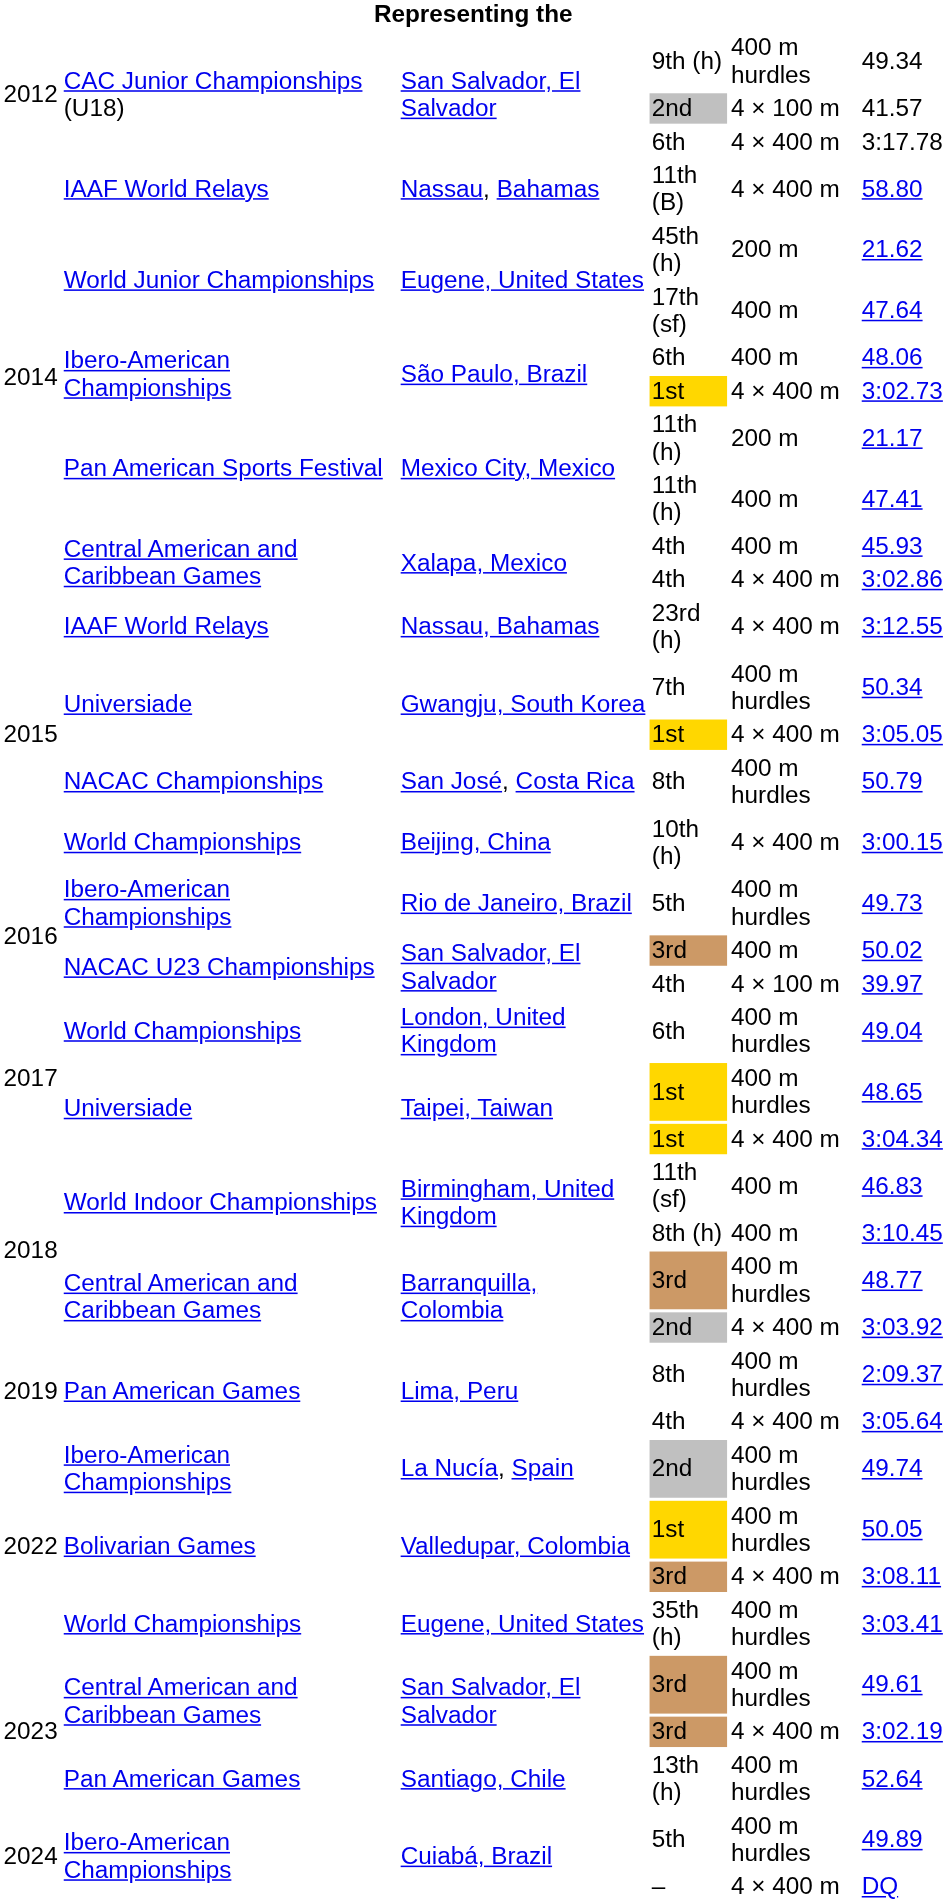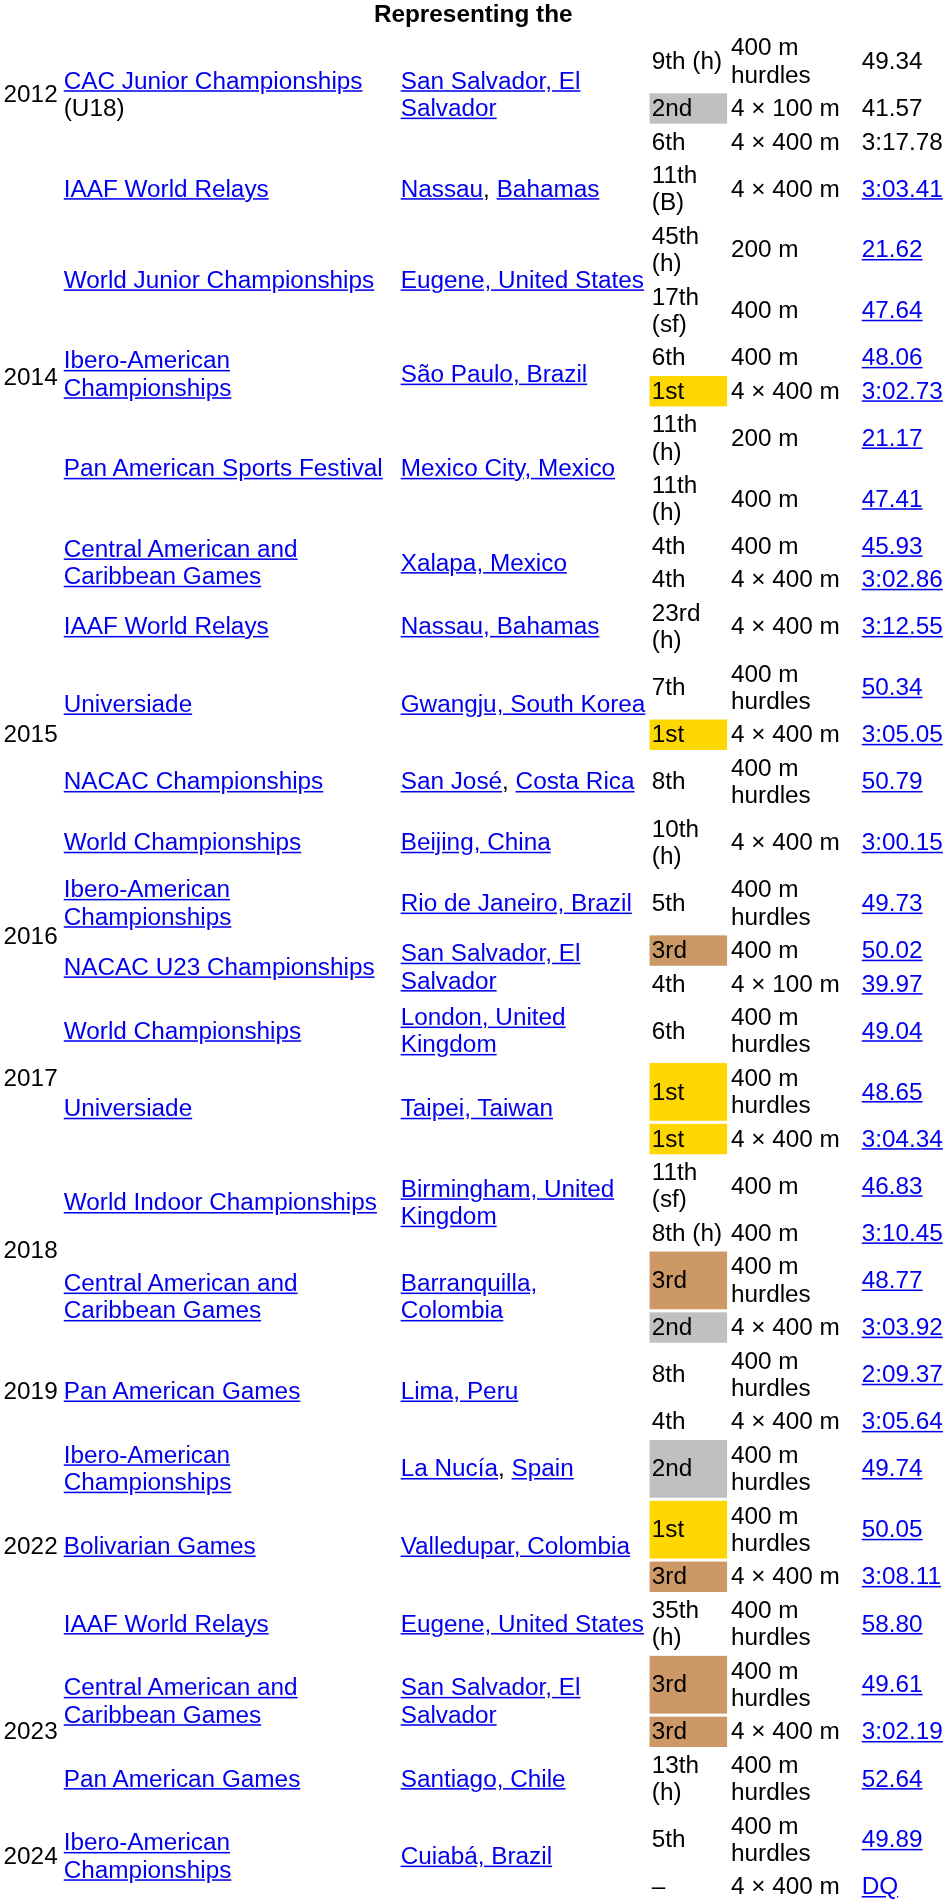(892, 188) 58.80 -> (902, 188) 3:03.41
(182, 1623) World Championships -> (166, 1623) IAAF World Relays
(902, 1623) 3:03.41 -> (892, 1623) 58.80
